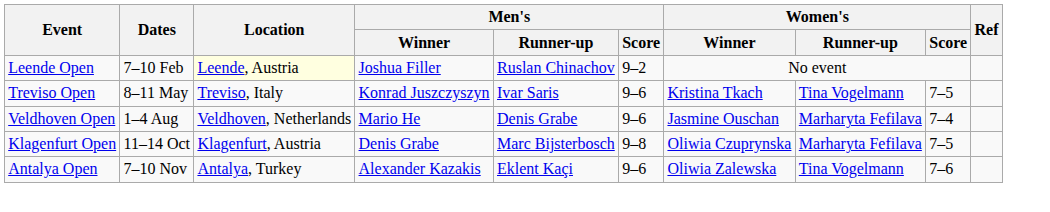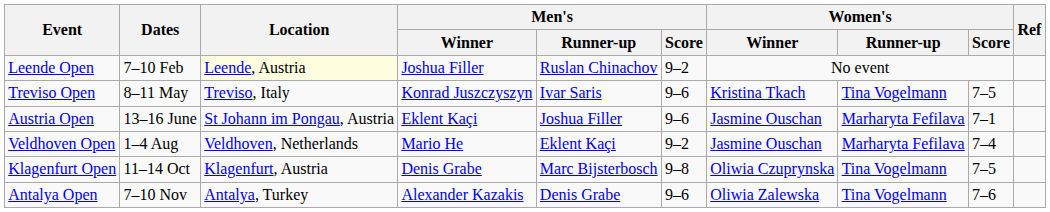+ row: (51, 118)
(537, 118) Denis Grabe -> (578, 144) Eklent Kaçi
(634, 118) 9–6 -> (677, 144) 9–2
(860, 144) Marharyta Fefilava -> (894, 169) Tina Vogelmann
(535, 169) Eklent Kaçi -> (580, 194) Denis Grabe
